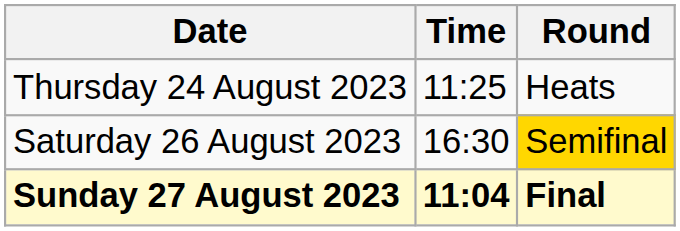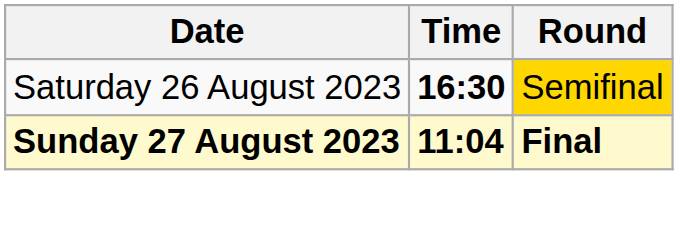- row: (210, 86)
(466, 141) normal -> (461, 86) bold
